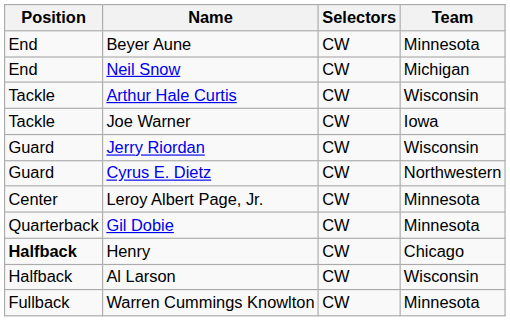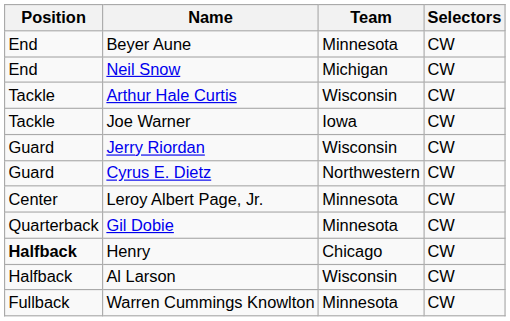columns swapped: (453, 18) <-> (359, 18)
